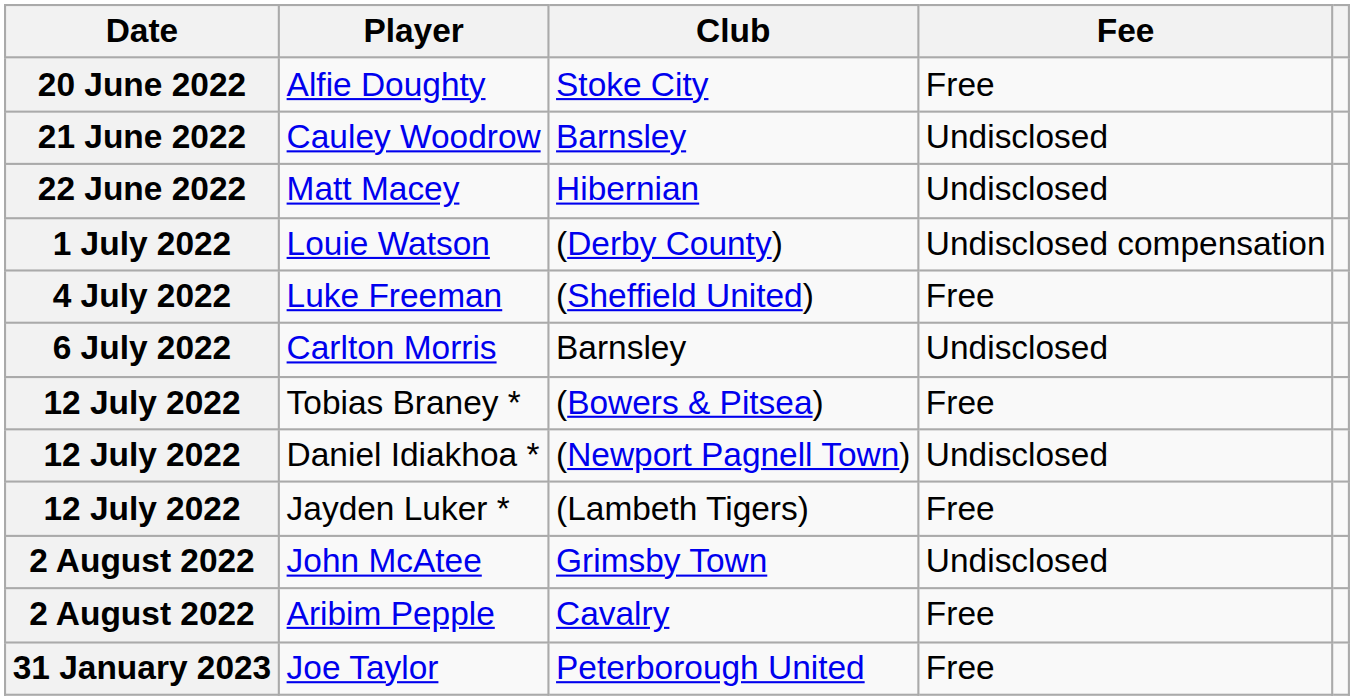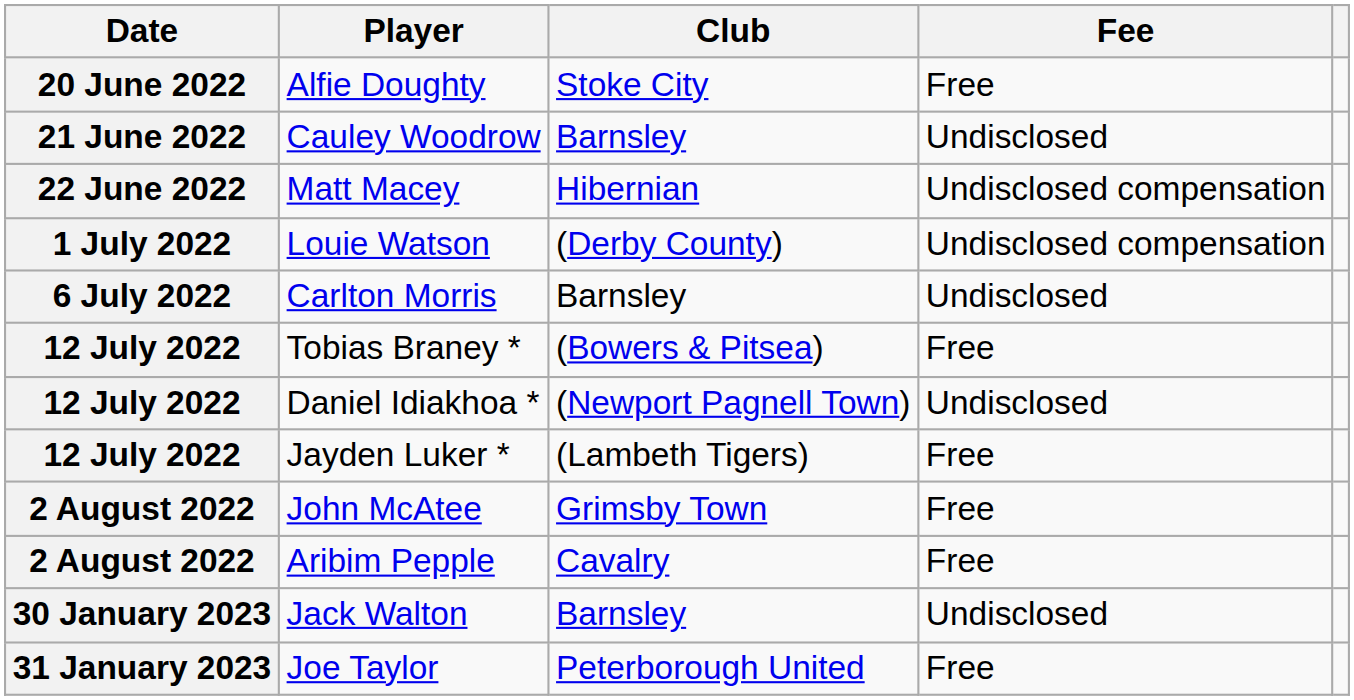(1017, 190) Undisclosed -> (1126, 190) Undisclosed compensation
- row: (394, 296)
(1017, 561) Undisclosed -> (960, 508) Free
+ row: (377, 614)
